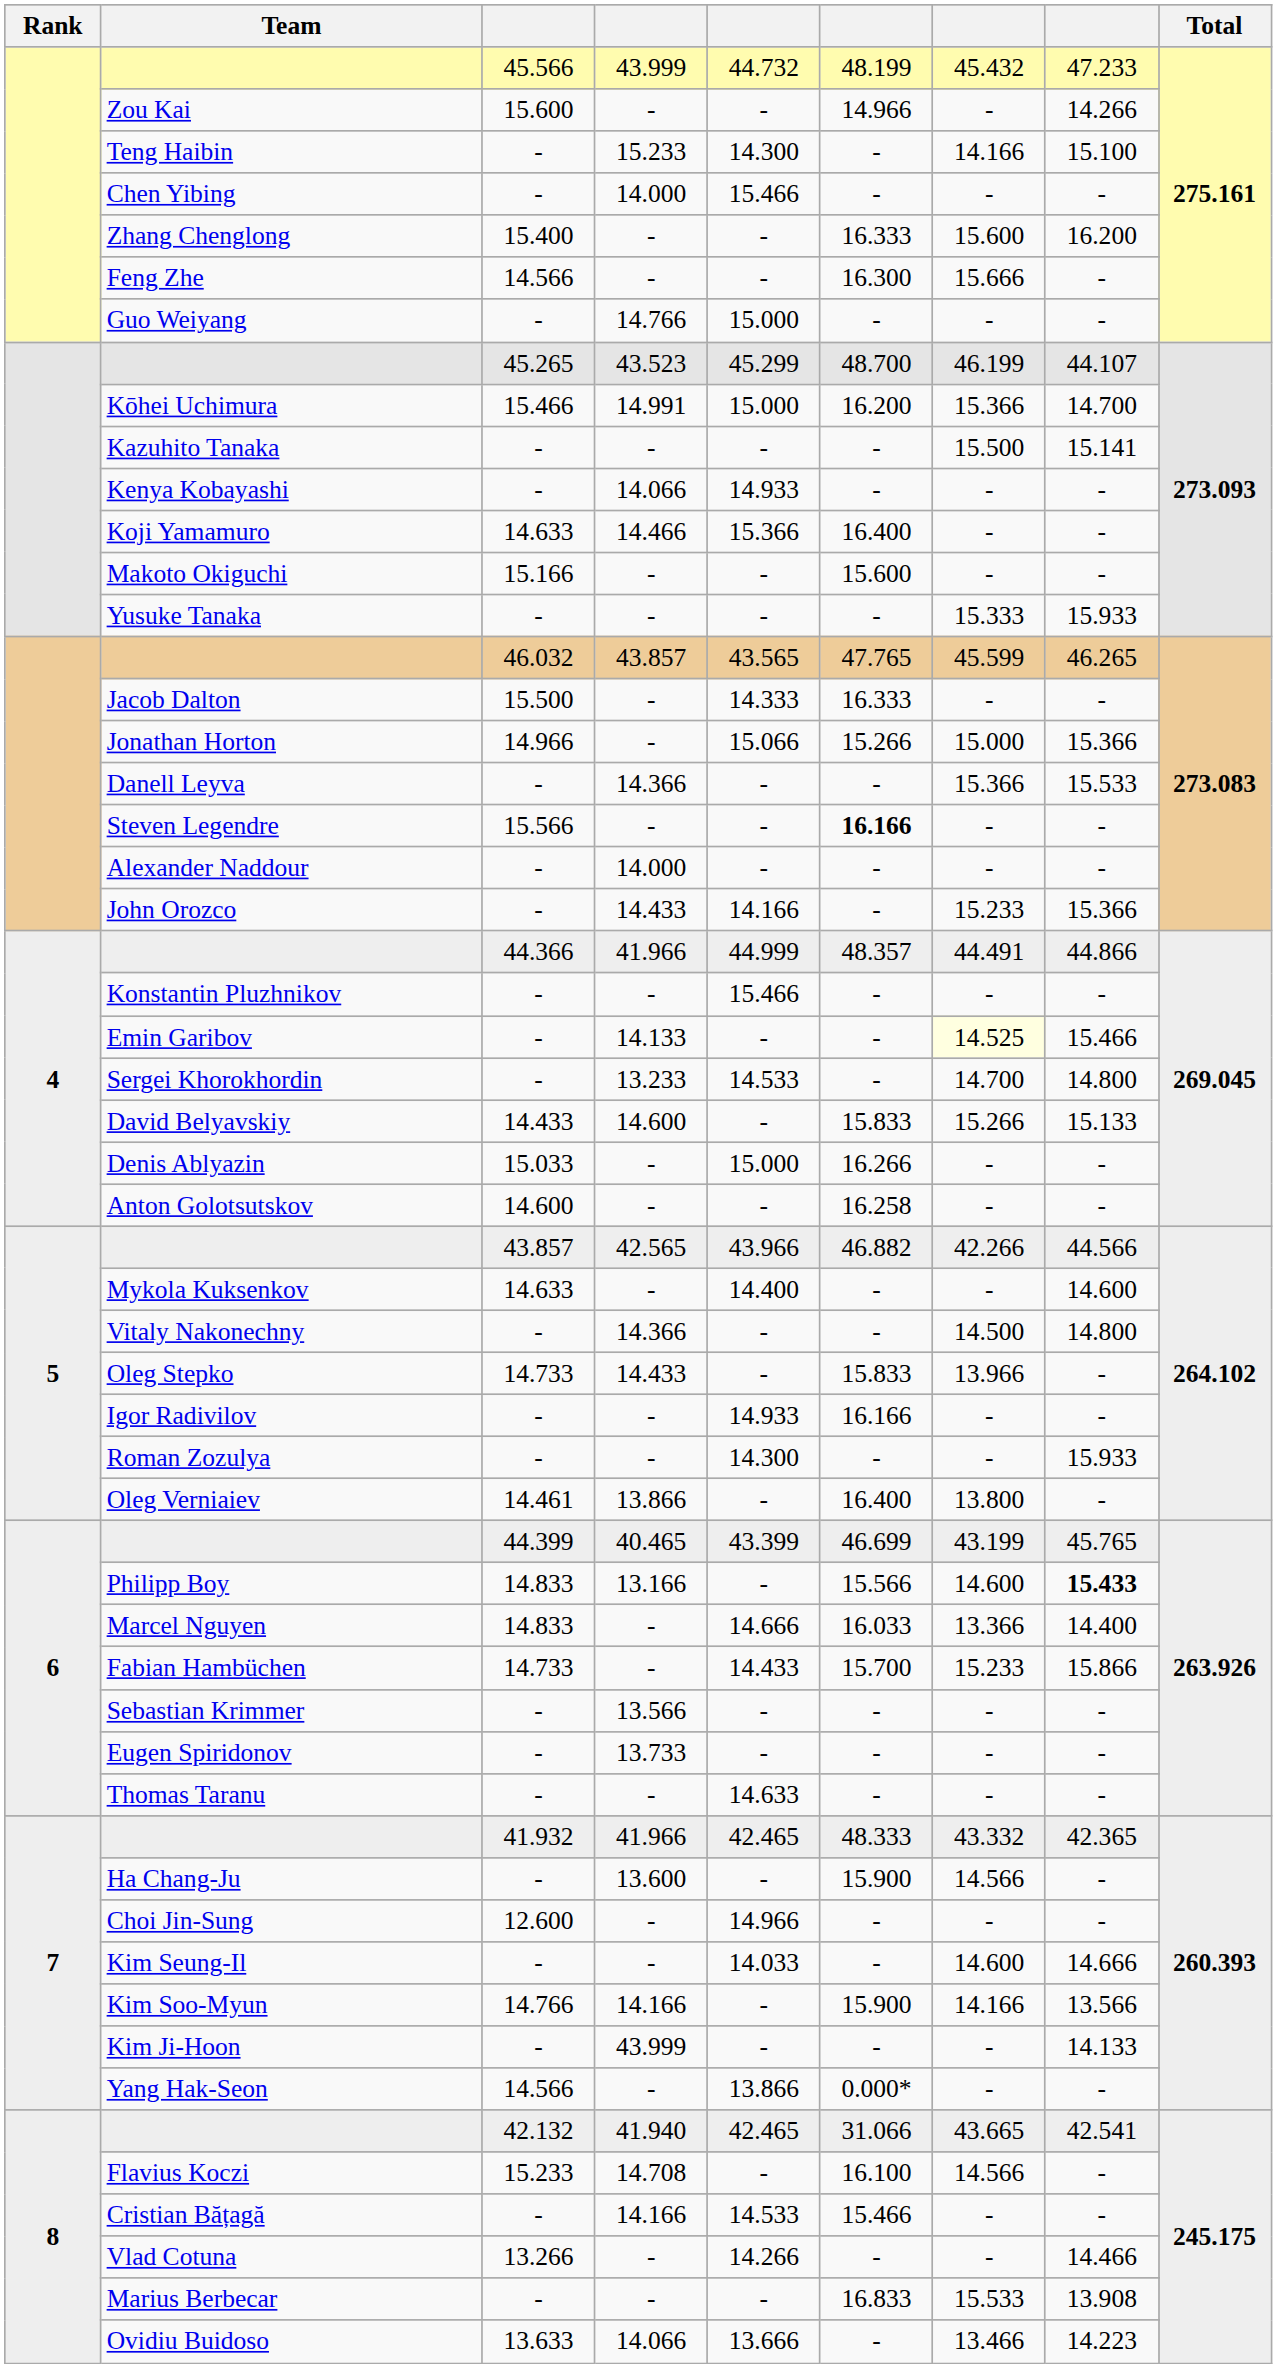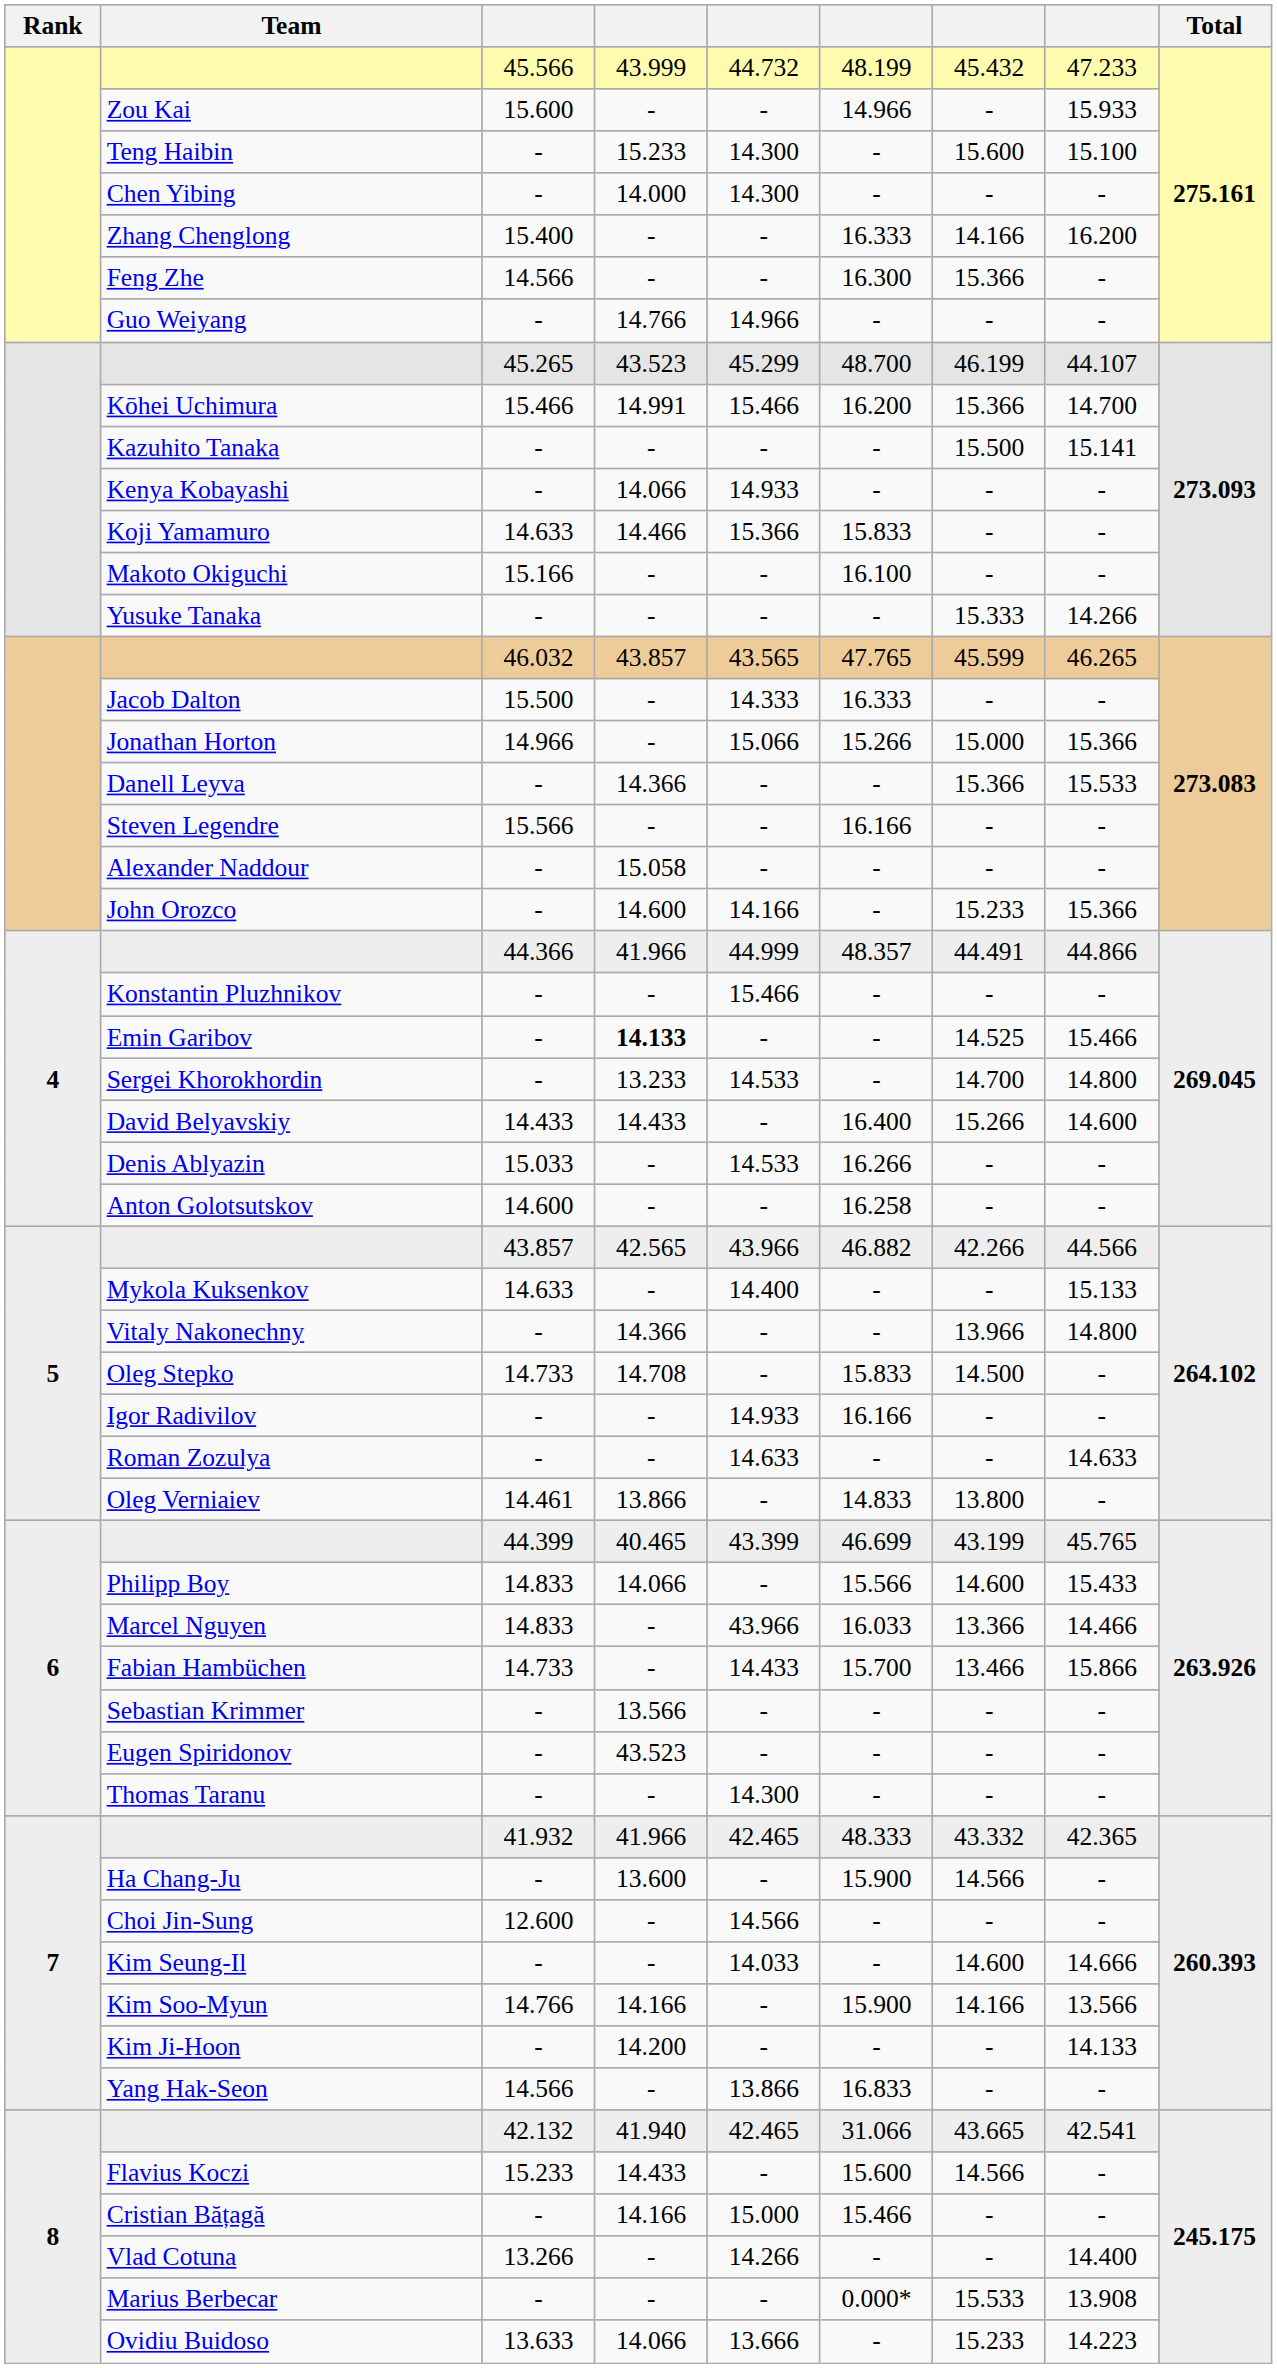(1102, 109) 14.266 -> (1102, 109) 15.933
(989, 152) 14.166 -> (989, 152) 15.600
(764, 194) 15.466 -> (764, 194) 14.300
(989, 236) 15.600 -> (989, 236) 14.166
(989, 278) 15.666 -> (989, 278) 15.366
(764, 320) 15.000 -> (764, 320) 14.966
(764, 404) 15.000 -> (764, 404) 15.466
(876, 530) 16.400 -> (876, 530) 15.833
(876, 573) 15.600 -> (876, 573) 16.100
(1102, 615) 15.933 -> (1102, 615) 14.266
(876, 825) bold -> (876, 825) normal
(651, 867) 14.000 -> (651, 867) 15.058
(651, 909) 14.433 -> (651, 909) 14.600
(651, 1036) normal -> (651, 1036) bold
(989, 1036) lightyellow background -> (989, 1036) no background
(651, 1120) 14.600 -> (651, 1120) 14.433
(876, 1120) 15.833 -> (876, 1120) 16.400
(1102, 1120) 15.133 -> (1102, 1120) 14.600
(764, 1162) 15.000 -> (764, 1162) 14.533
(1102, 1288) 14.600 -> (1102, 1288) 15.133
(989, 1330) 14.500 -> (989, 1330) 13.966
(651, 1373) 14.433 -> (651, 1373) 14.708
(989, 1373) 13.966 -> (989, 1373) 14.500
(764, 1457) 14.300 -> (764, 1457) 14.633
(1102, 1457) 15.933 -> (1102, 1457) 14.633
(876, 1499) 16.400 -> (876, 1499) 14.833
(651, 1583) 13.166 -> (651, 1583) 14.066
(1102, 1583) bold -> (1102, 1583) normal
(764, 1625) 14.666 -> (764, 1625) 43.966
(1102, 1625) 14.400 -> (1102, 1625) 14.466
(989, 1667) 15.233 -> (989, 1667) 13.466
(651, 1752) 13.733 -> (651, 1752) 43.523
(764, 1794) 14.633 -> (764, 1794) 14.300
(764, 1920) 14.966 -> (764, 1920) 14.566
(651, 2046) 43.999 -> (651, 2046) 14.200
(876, 2088) 0.000* -> (876, 2088) 16.833
(651, 2173) 14.708 -> (651, 2173) 14.433
(876, 2173) 16.100 -> (876, 2173) 15.600
(764, 2215) 14.533 -> (764, 2215) 15.000
(1102, 2257) 14.466 -> (1102, 2257) 14.400
(876, 2299) 16.833 -> (876, 2299) 0.000*
(989, 2341) 13.466 -> (989, 2341) 15.233
